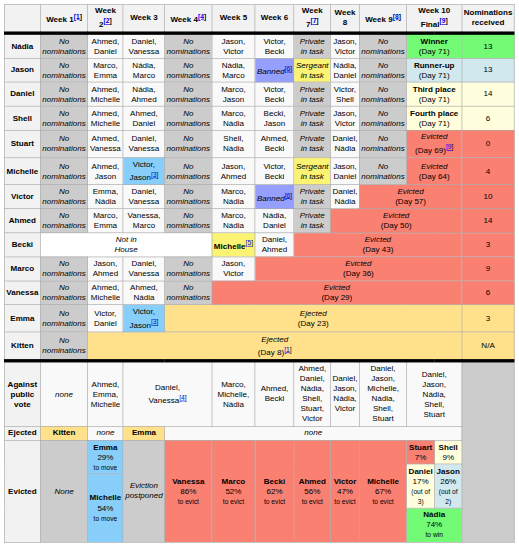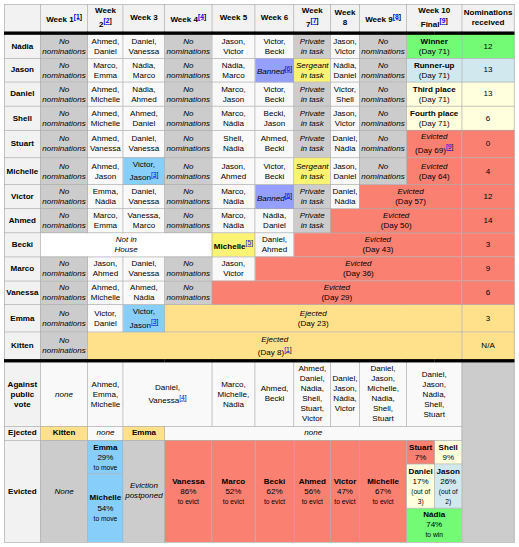(488, 46) 13 -> (488, 46) 12
(488, 94) 14 -> (488, 94) 13
(488, 197) 10 -> (488, 197) 12
